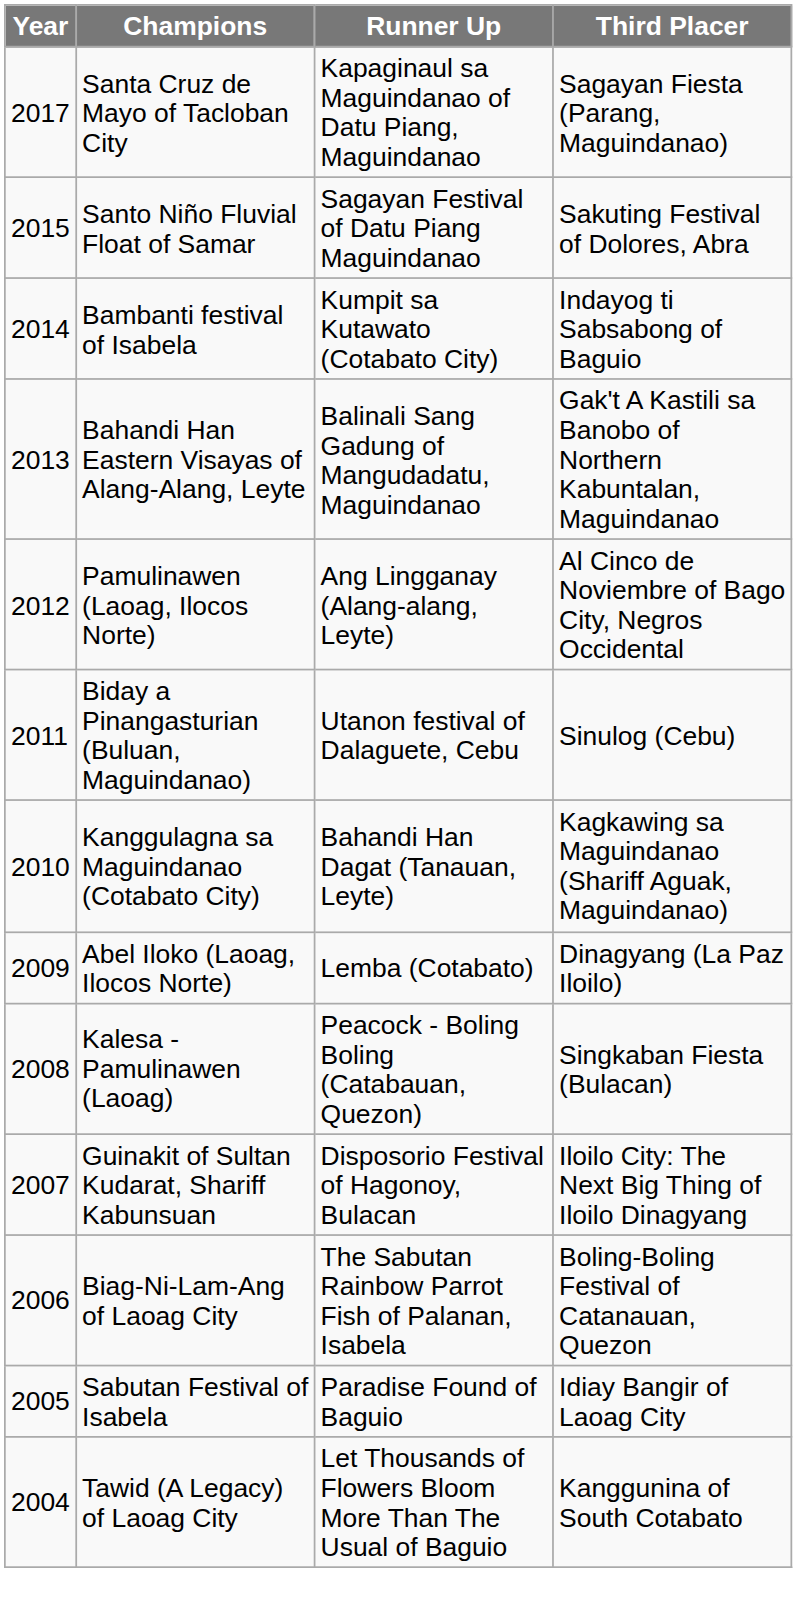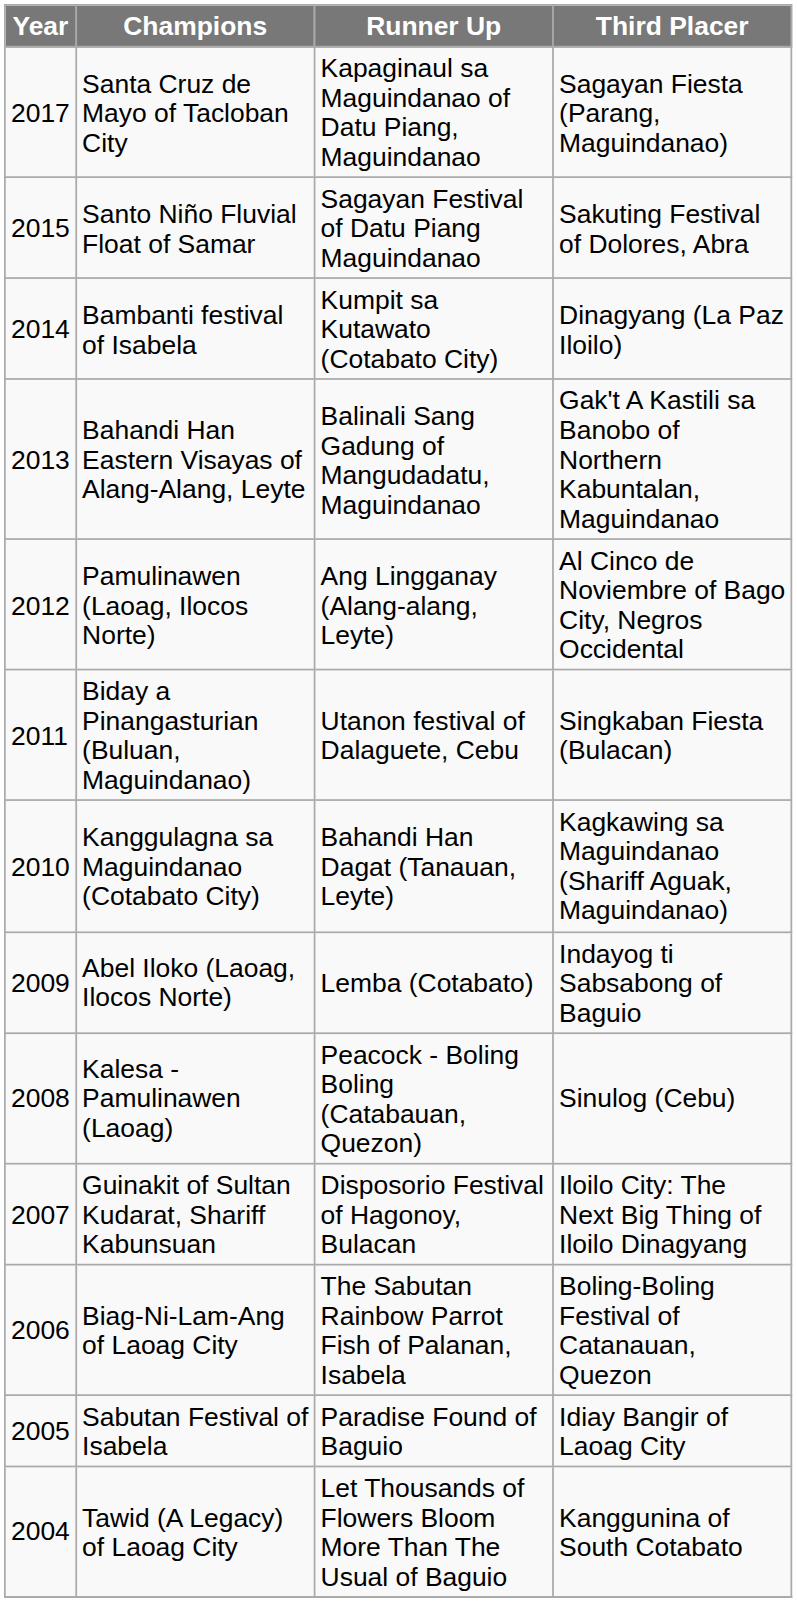(641, 329) Indayog ti Sabsabong of Baguio -> (671, 329) Dinagyang (La Paz Iloilo)
(647, 736) Sinulog (Cebu) -> (661, 736) Singkaban Fiesta (Bulacan)
(671, 967) Dinagyang (La Paz Iloilo) -> (641, 982) Indayog ti Sabsabong of Baguio
(661, 1068) Singkaban Fiesta (Bulacan) -> (647, 1098) Sinulog (Cebu)
